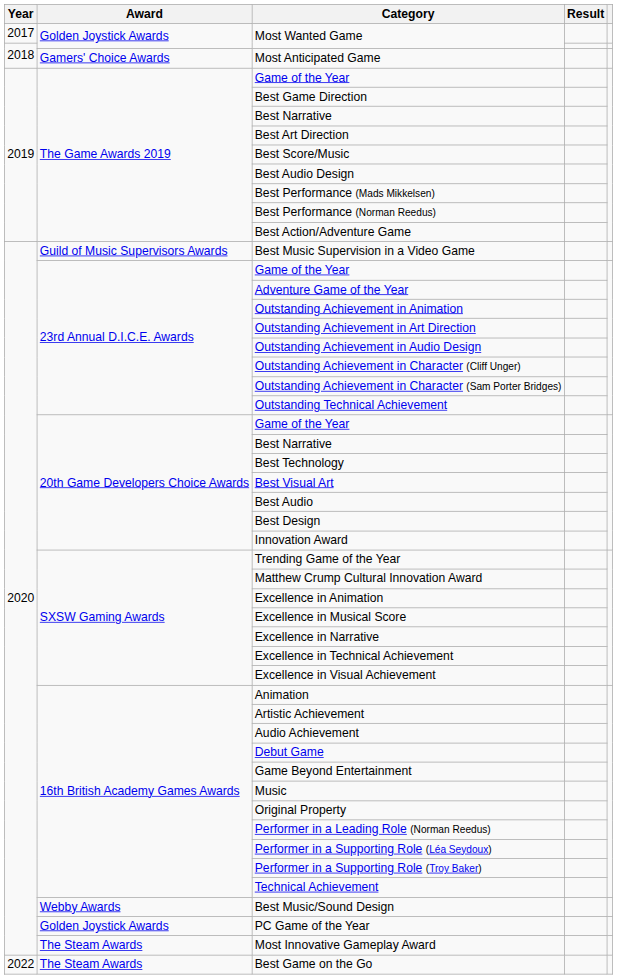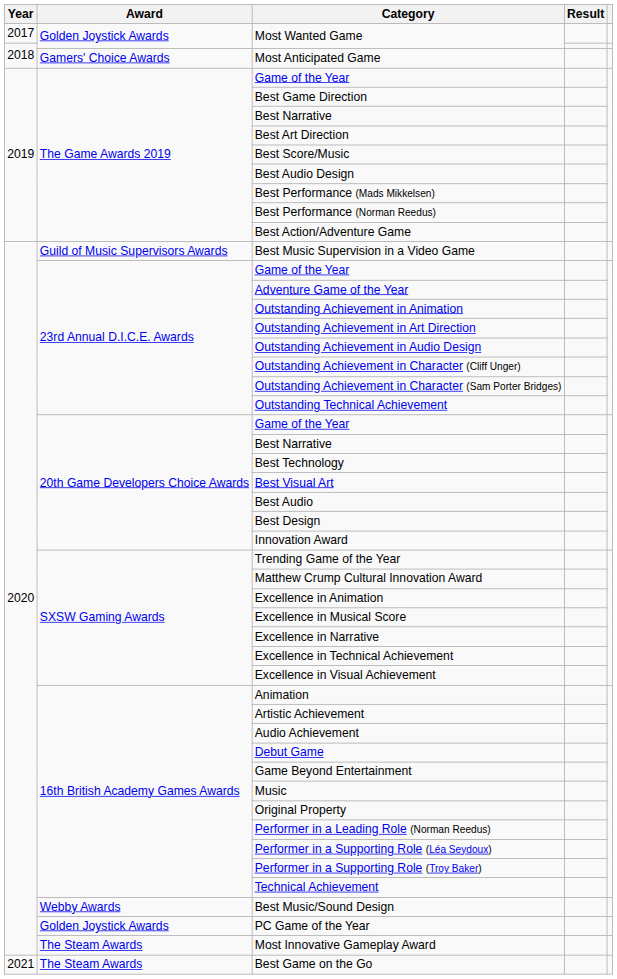(21, 964) 2022 -> (21, 964) 2021
